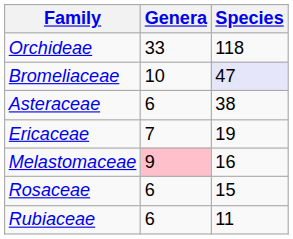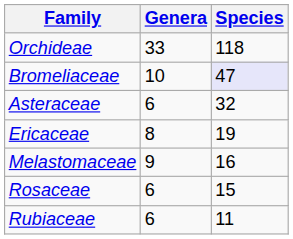(225, 104) 38 -> (225, 104) 32
(150, 133) 7 -> (150, 133) 8
(150, 162) pink background -> (150, 162) no background
